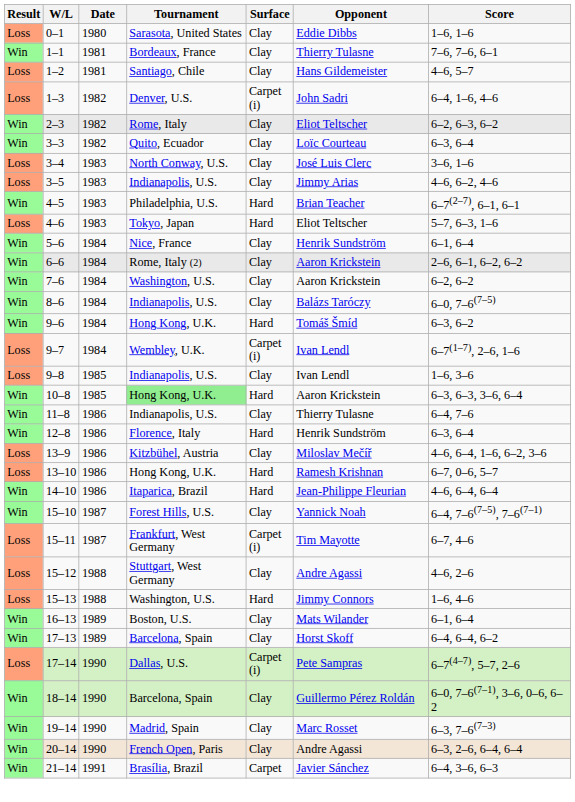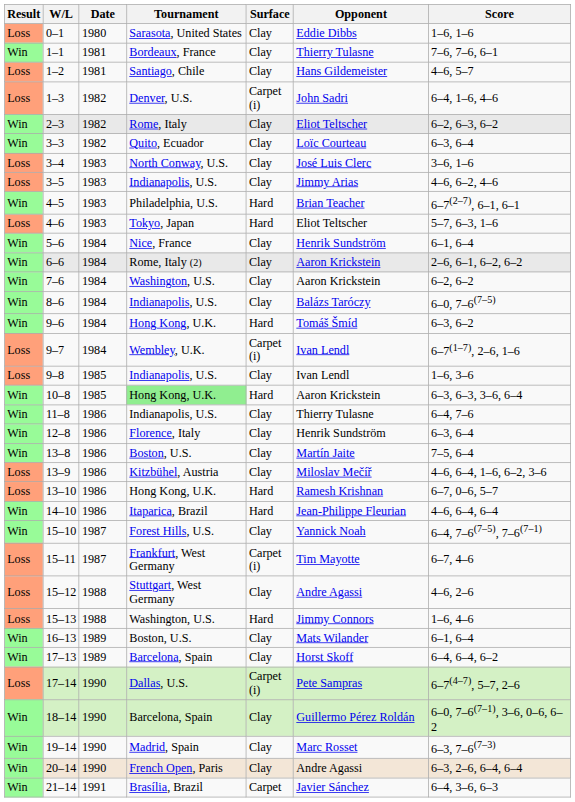(261, 433) Hard -> (260, 433) Clay
+ row: (58, 453)
